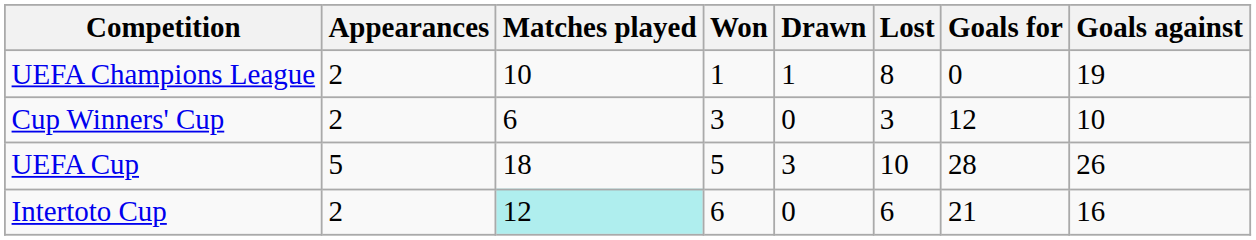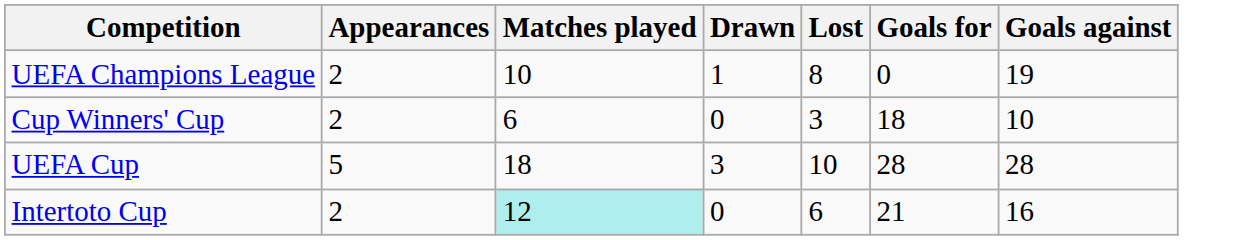- column: (739, 27)
(962, 119) 12 -> (891, 119) 18
(1091, 165) 26 -> (1019, 165) 28
